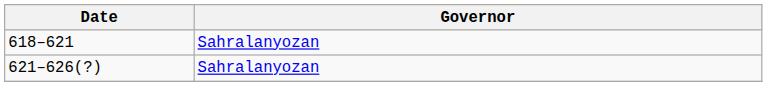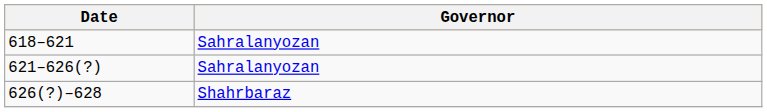+ row: (55, 94)
